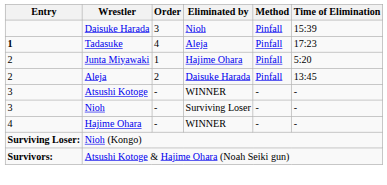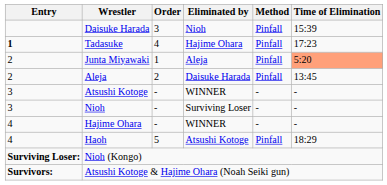(197, 44) Aleja -> (214, 44) Hajime Ohara
(214, 60) Hajime Ohara -> (197, 60) Aleja
(303, 60) no background -> (303, 60) lightsalmon background
+ row: (96, 140)
